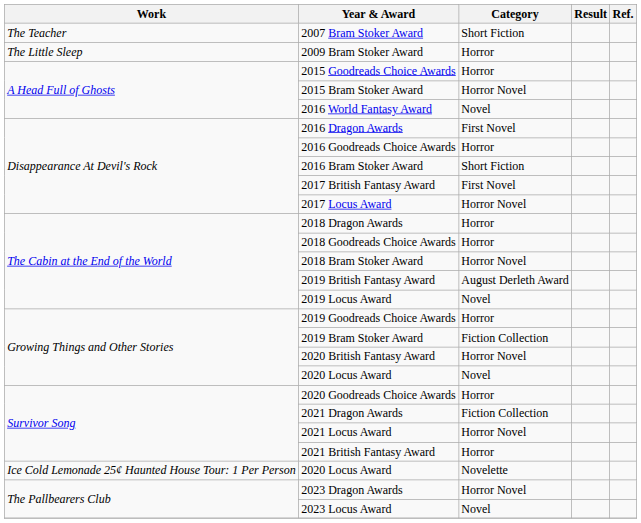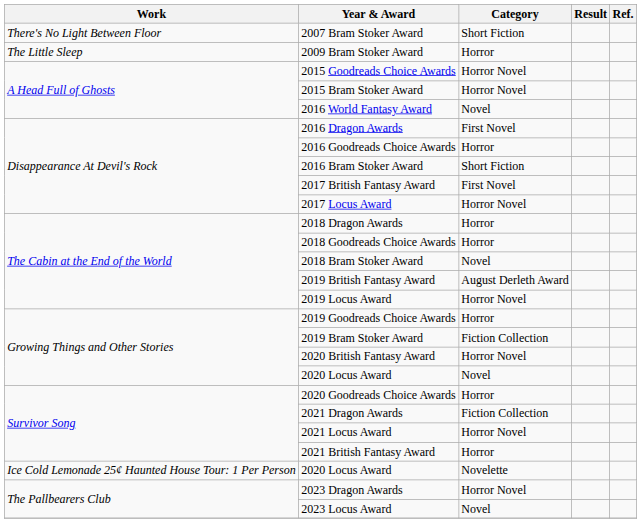- row: (37, 33)
+ row: (84, 33)
(478, 71) Horror -> (494, 71) Horror Novel
(494, 261) Horror Novel -> (476, 261) Novel
(476, 299) Novel -> (494, 299) Horror Novel
